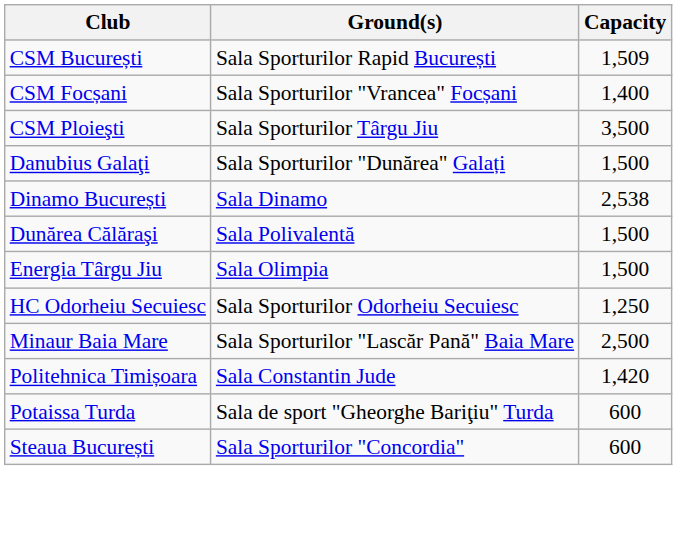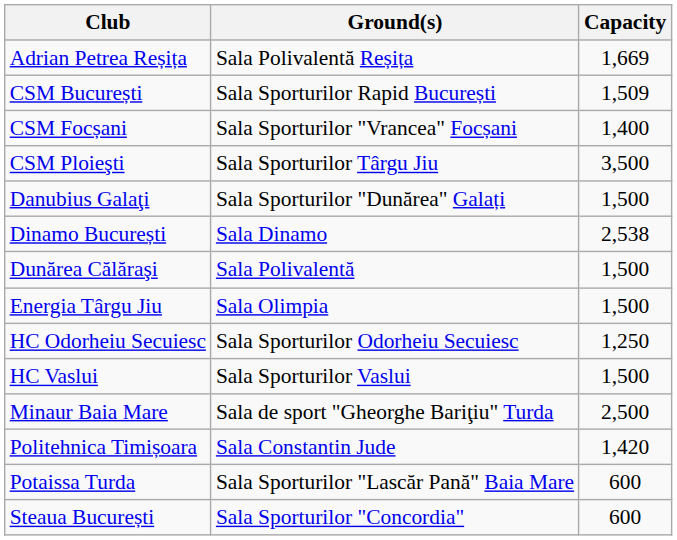+ row: (98, 57)
+ row: (54, 375)
(395, 340) Sala Sporturilor "Lascăr Pană" Baia Mare -> (385, 411) Sala de sport "Gheorghe Bariţiu" Turda
(385, 411) Sala de sport "Gheorghe Bariţiu" Turda -> (395, 481) Sala Sporturilor "Lascăr Pană" Baia Mare
